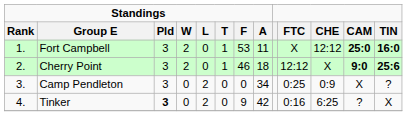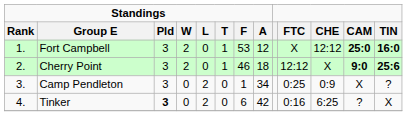(263, 48) 11 -> (263, 48) 12
(244, 84) 0 -> (244, 84) 1
(244, 102) 9 -> (244, 102) 6
